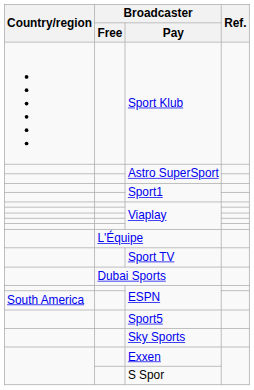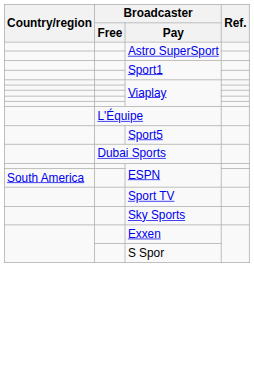- row: (50, 103)
rows swapped: (50, 319) <-> (50, 257)
